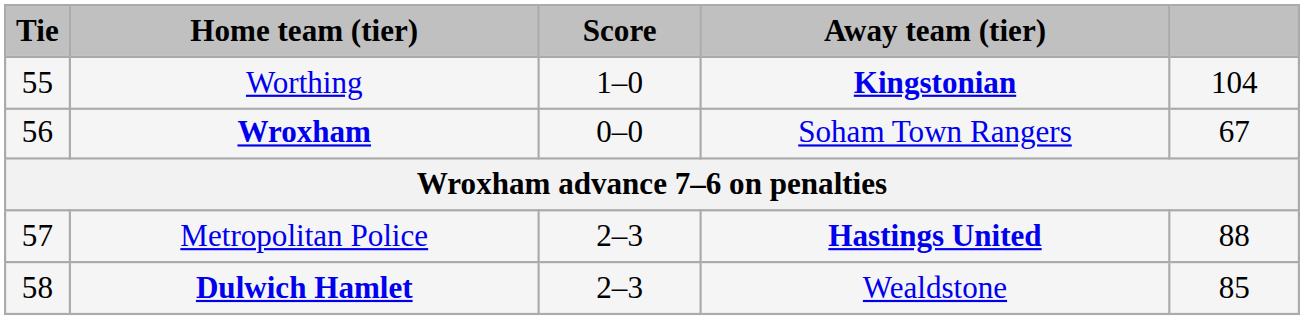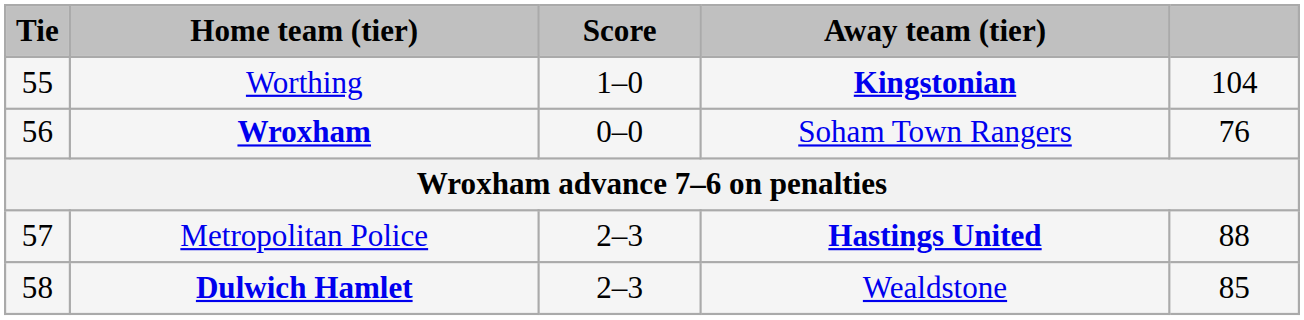(1234, 133) 67 -> (1234, 133) 76
